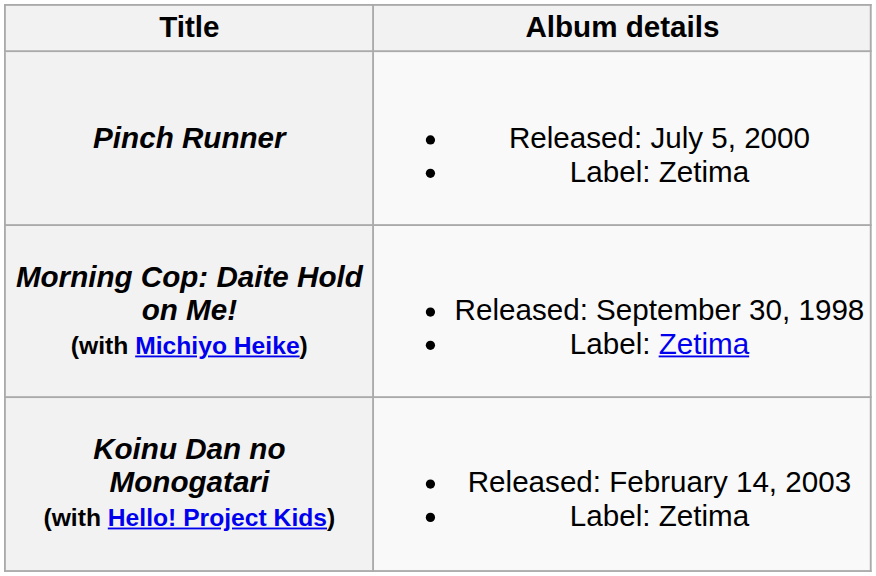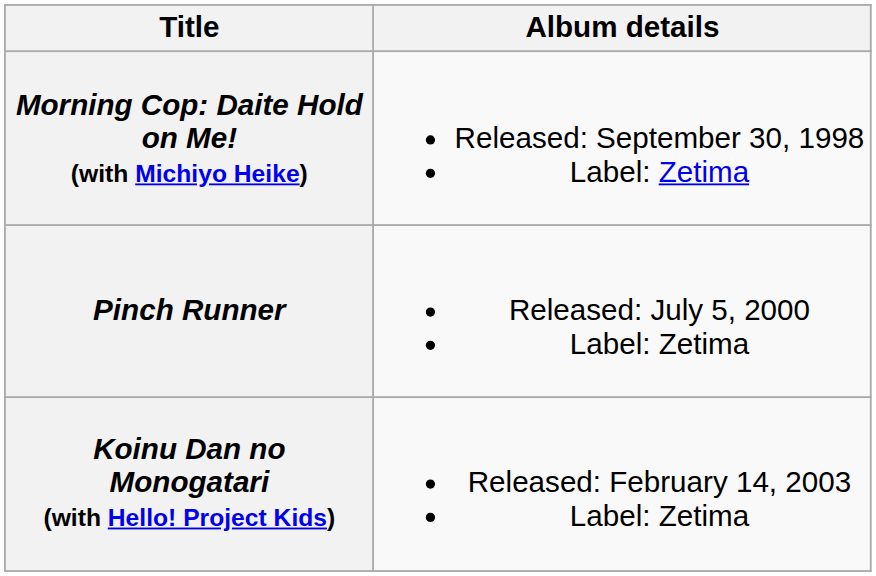rows swapped: (189, 310) <-> (189, 137)
